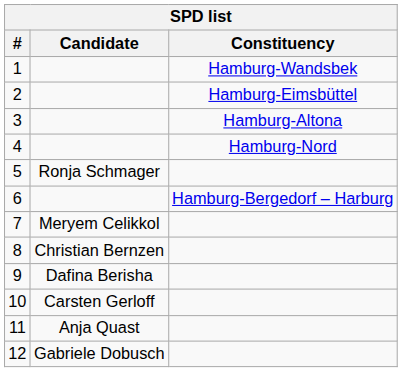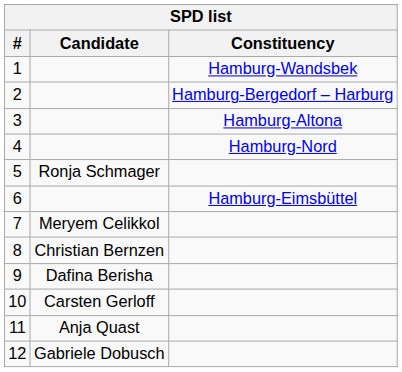(283, 95) Hamburg-Eimsbüttel -> (283, 95) Hamburg-Bergedorf – Harburg
(283, 198) Hamburg-Bergedorf – Harburg -> (283, 198) Hamburg-Eimsbüttel
